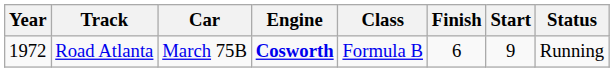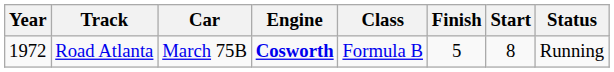(457, 51) 6 -> (457, 51) 5
(511, 51) 9 -> (511, 51) 8
